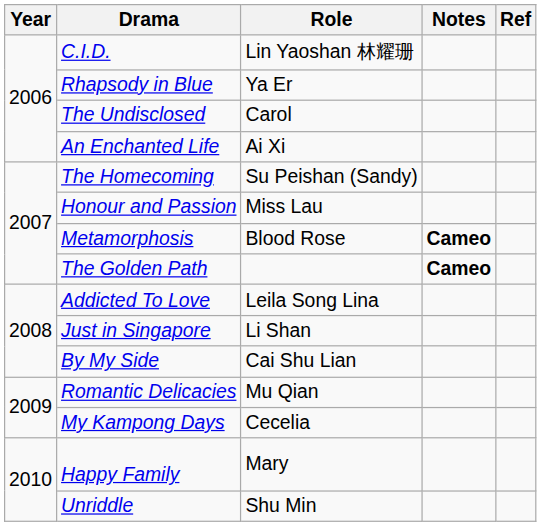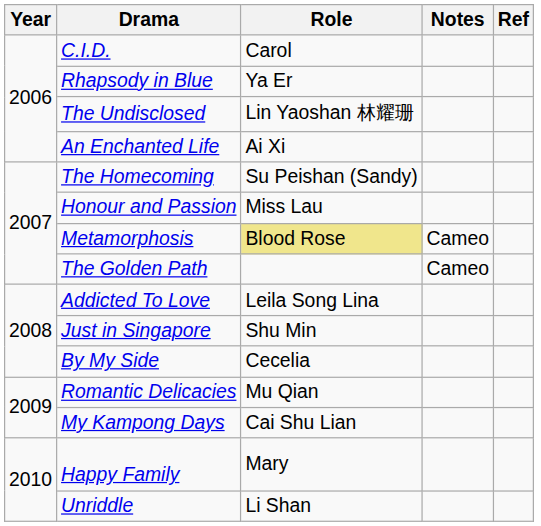(330, 51) Lin Yaoshan 林耀珊 -> (269, 50) Carol
(269, 115) Carol -> (330, 113) Lin Yaoshan 林耀珊
(295, 238) no background -> (295, 238) khaki background
(459, 238) bold -> (458, 238) normal
(459, 269) bold -> (458, 269) normal
(278, 330) Li Shan -> (281, 330) Shu Min
(301, 361) Cai Shu Lian -> (278, 361) Cecelia
(278, 422) Cecelia -> (301, 422) Cai Shu Lian
(281, 505) Shu Min -> (278, 505) Li Shan
